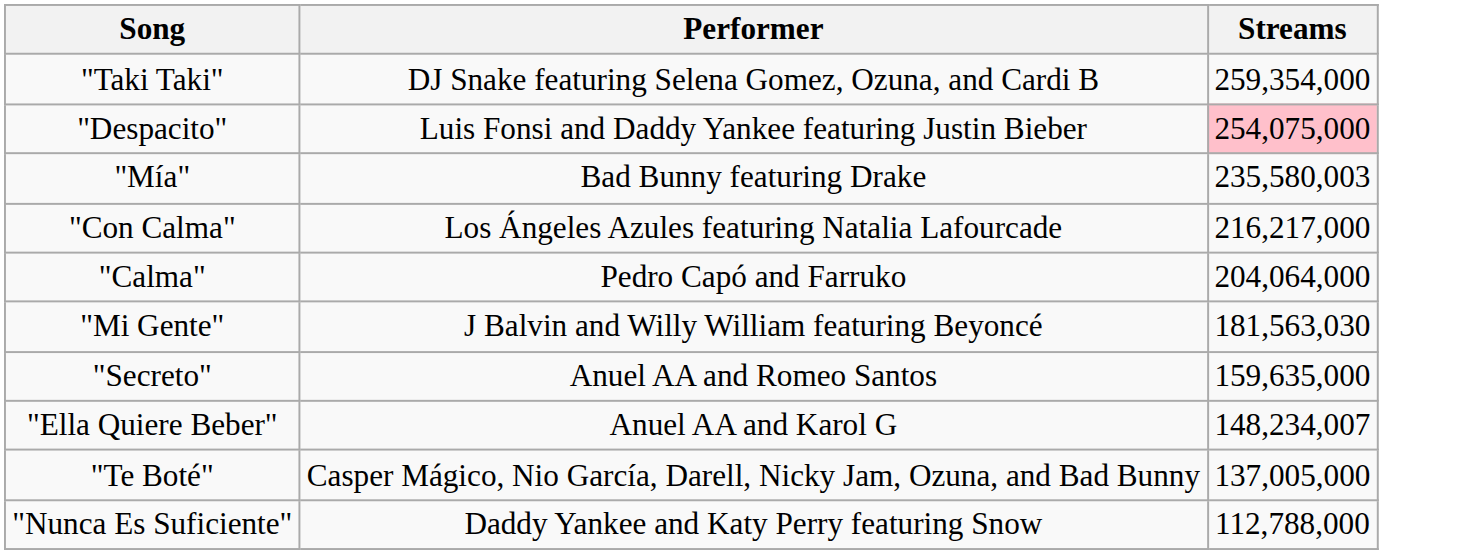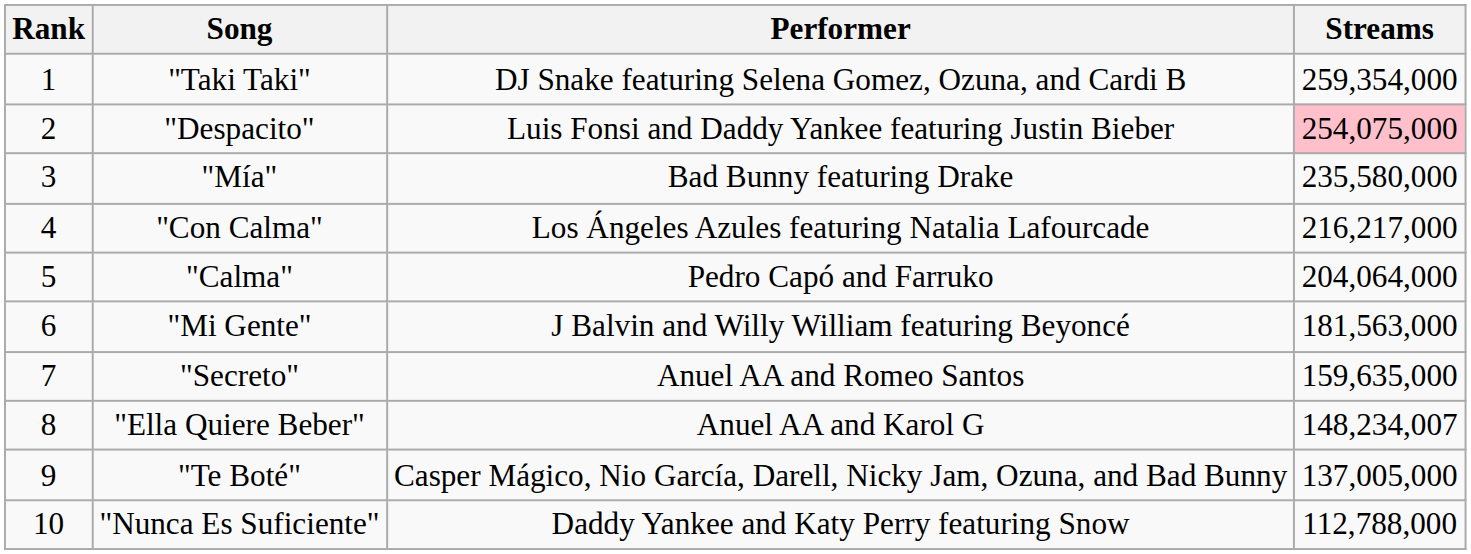+ column: (49, 29)
(1292, 177) 235,580,003 -> (1380, 177) 235,580,000
(1292, 326) 181,563,030 -> (1380, 326) 181,563,000
